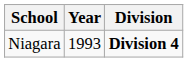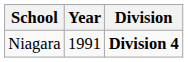(85, 43) 1993 -> (85, 43) 1991
